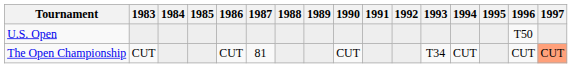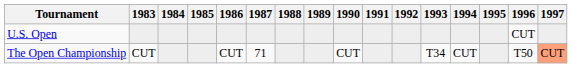(523, 34) T50 -> (523, 34) CUT
(260, 53) 81 -> (260, 53) 71
(523, 53) CUT -> (523, 53) T50
